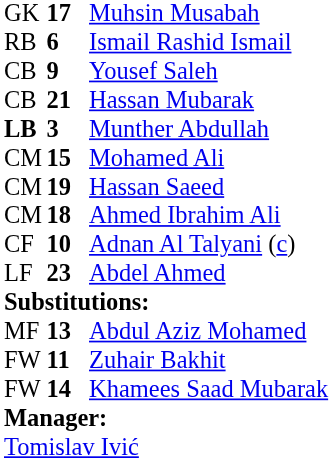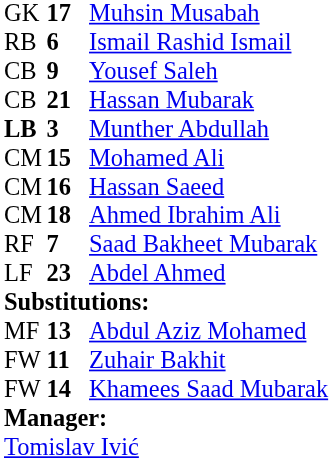(59, 186) 19 -> (59, 186) 16
+ row: (203, 244)
- row: (192, 244)
